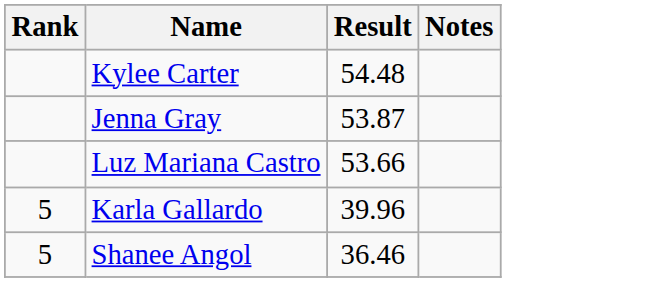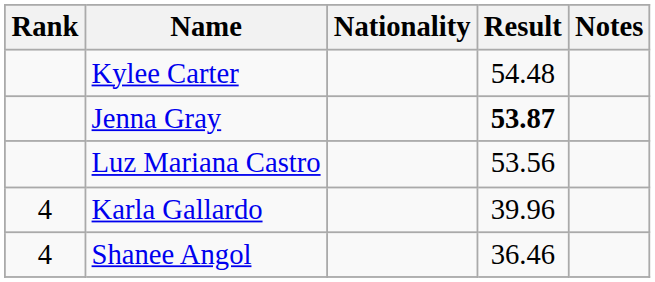+ column: (402, 27)
(373, 118) normal -> (523, 118) bold
(373, 163) 53.66 -> (523, 163) 53.56
(45, 208) 5 -> (45, 208) 4
(45, 254) 5 -> (45, 254) 4
